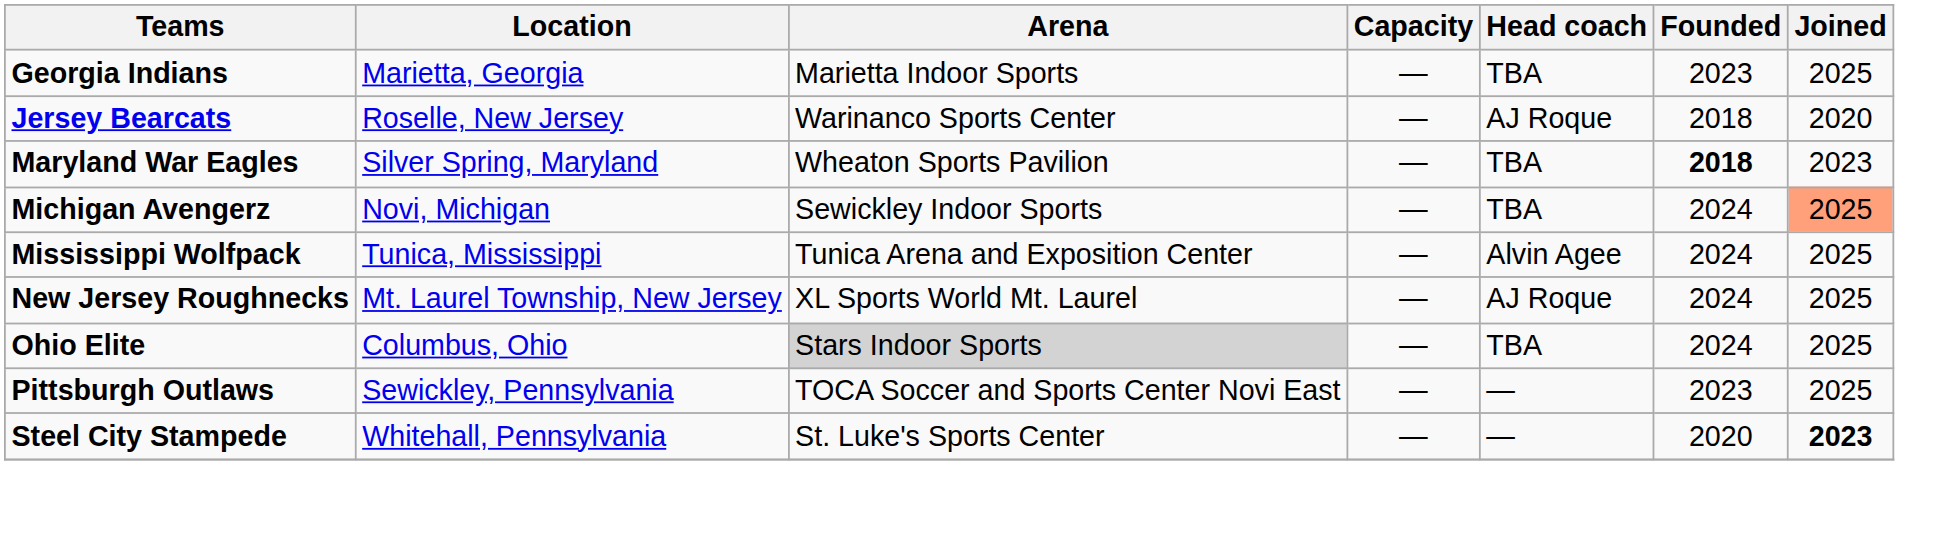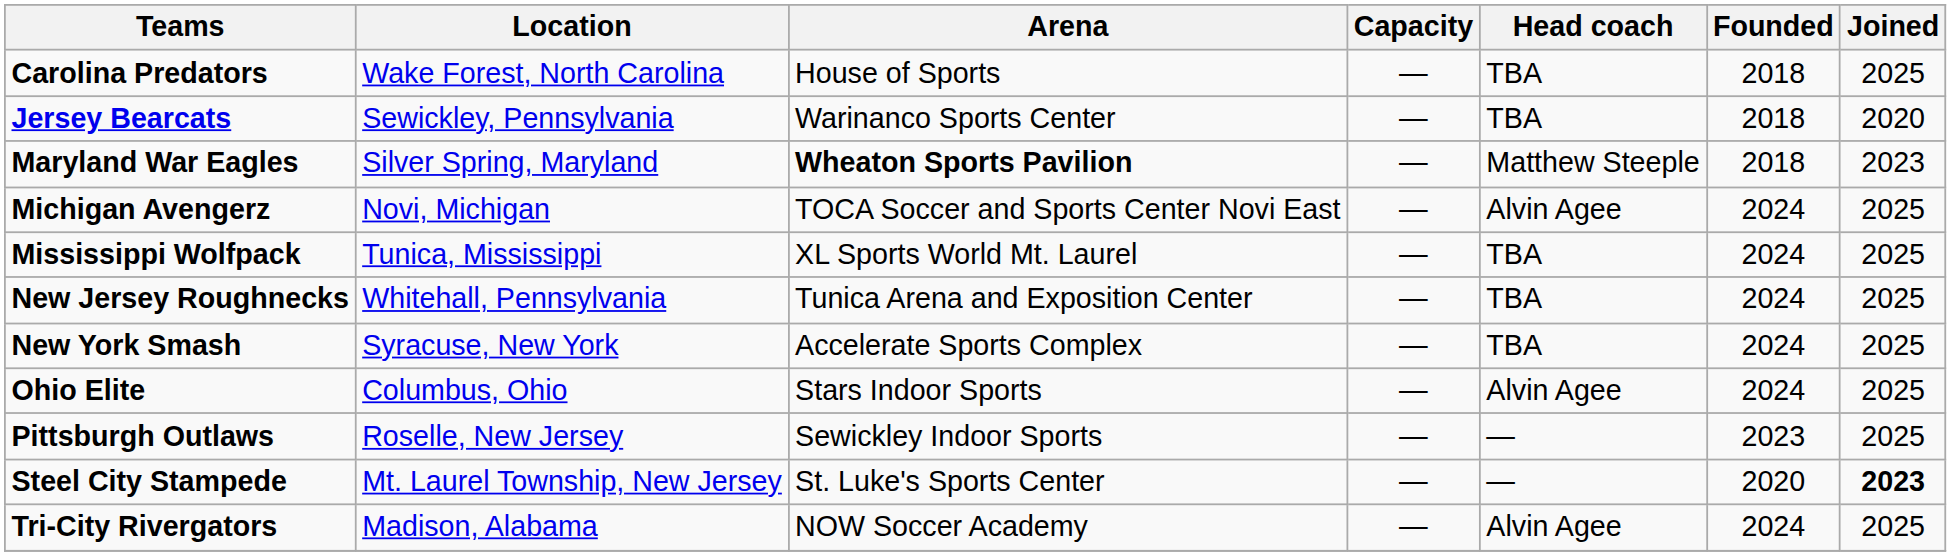+ row: (140, 72)
- row: (120, 72)
(493, 118) Roselle, New Jersey -> (518, 118) Sewickley, Pennsylvania
(1549, 118) AJ Roque -> (1514, 118) TBA
(952, 163) normal -> (964, 163) bold
(1514, 163) TBA -> (1593, 163) Matthew Steeple
(1721, 163) bold -> (1773, 163) normal
(949, 208) Sewickley Indoor Sports -> (1068, 208) TOCA Soccer and Sports Center Novi East
(1514, 208) TBA -> (1554, 208) Alvin Agee
(1841, 208) lightsalmon background -> (1893, 208) no background
(1024, 254) Tunica Arena and Exposition Center -> (966, 254) XL Sports World Mt. Laurel
(1554, 254) Alvin Agee -> (1514, 254) TBA
(572, 299) Mt. Laurel Township, New Jersey -> (514, 299) Whitehall, Pennsylvania
(966, 299) XL Sports World Mt. Laurel -> (1024, 299) Tunica Arena and Exposition Center
(1549, 299) AJ Roque -> (1514, 299) TBA
+ row: (126, 345)
(918, 345) lightgrey background -> (918, 390) no background
(1514, 345) TBA -> (1554, 390) Alvin Agee
(518, 390) Sewickley, Pennsylvania -> (493, 436) Roselle, New Jersey
(1068, 390) TOCA Soccer and Sports Center Novi East -> (949, 436) Sewickley Indoor Sports
(514, 436) Whitehall, Pennsylvania -> (572, 481) Mt. Laurel Township, New Jersey
+ row: (144, 526)
